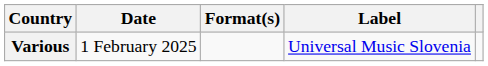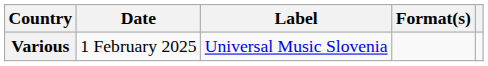columns swapped: (242, 18) <-> (380, 18)
